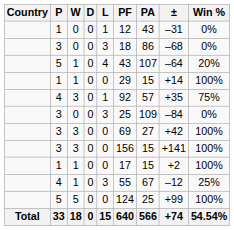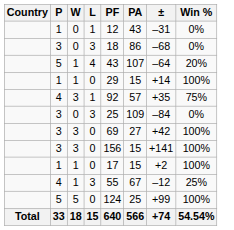- column: (90, 13)
